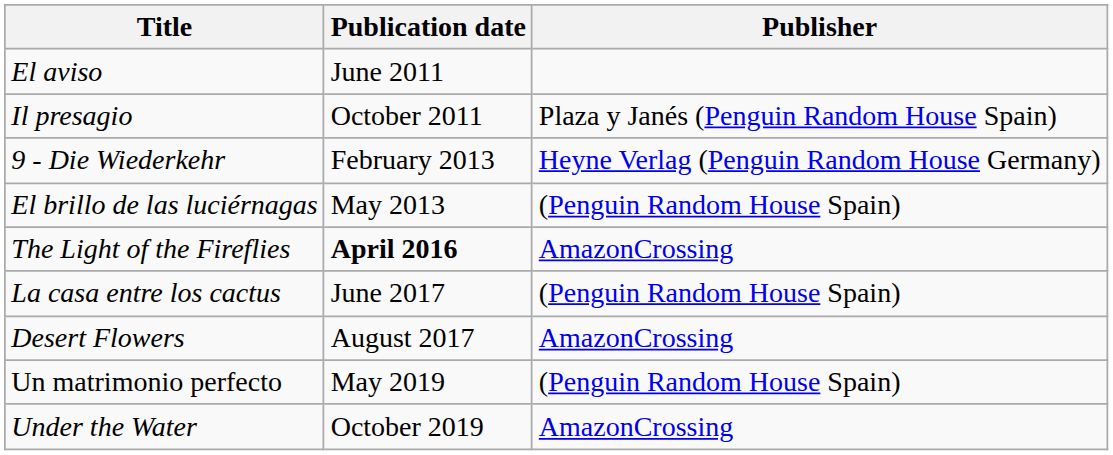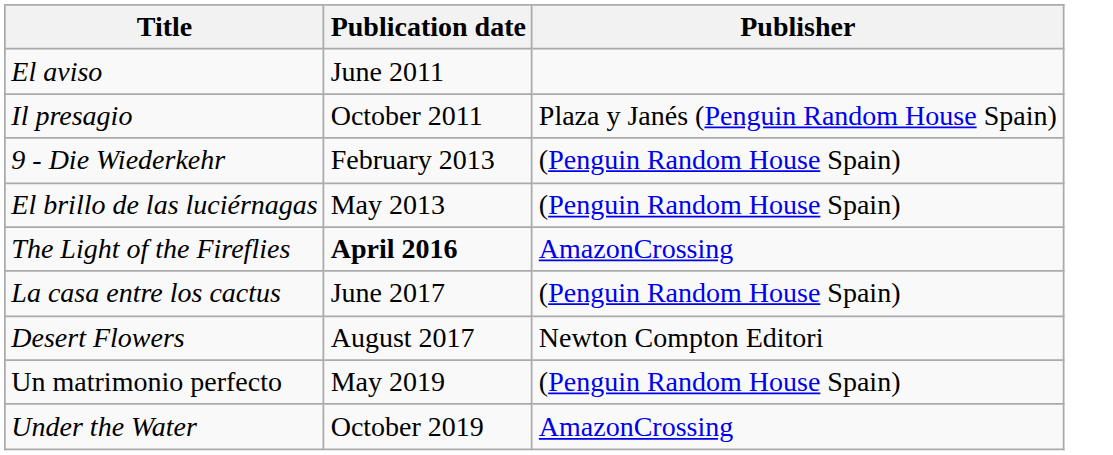(820, 159) Heyne Verlag (Penguin Random House Germany) -> (720, 159) (Penguin Random House Spain)
(636, 337) AmazonCrossing -> (681, 337) Newton Compton Editori
